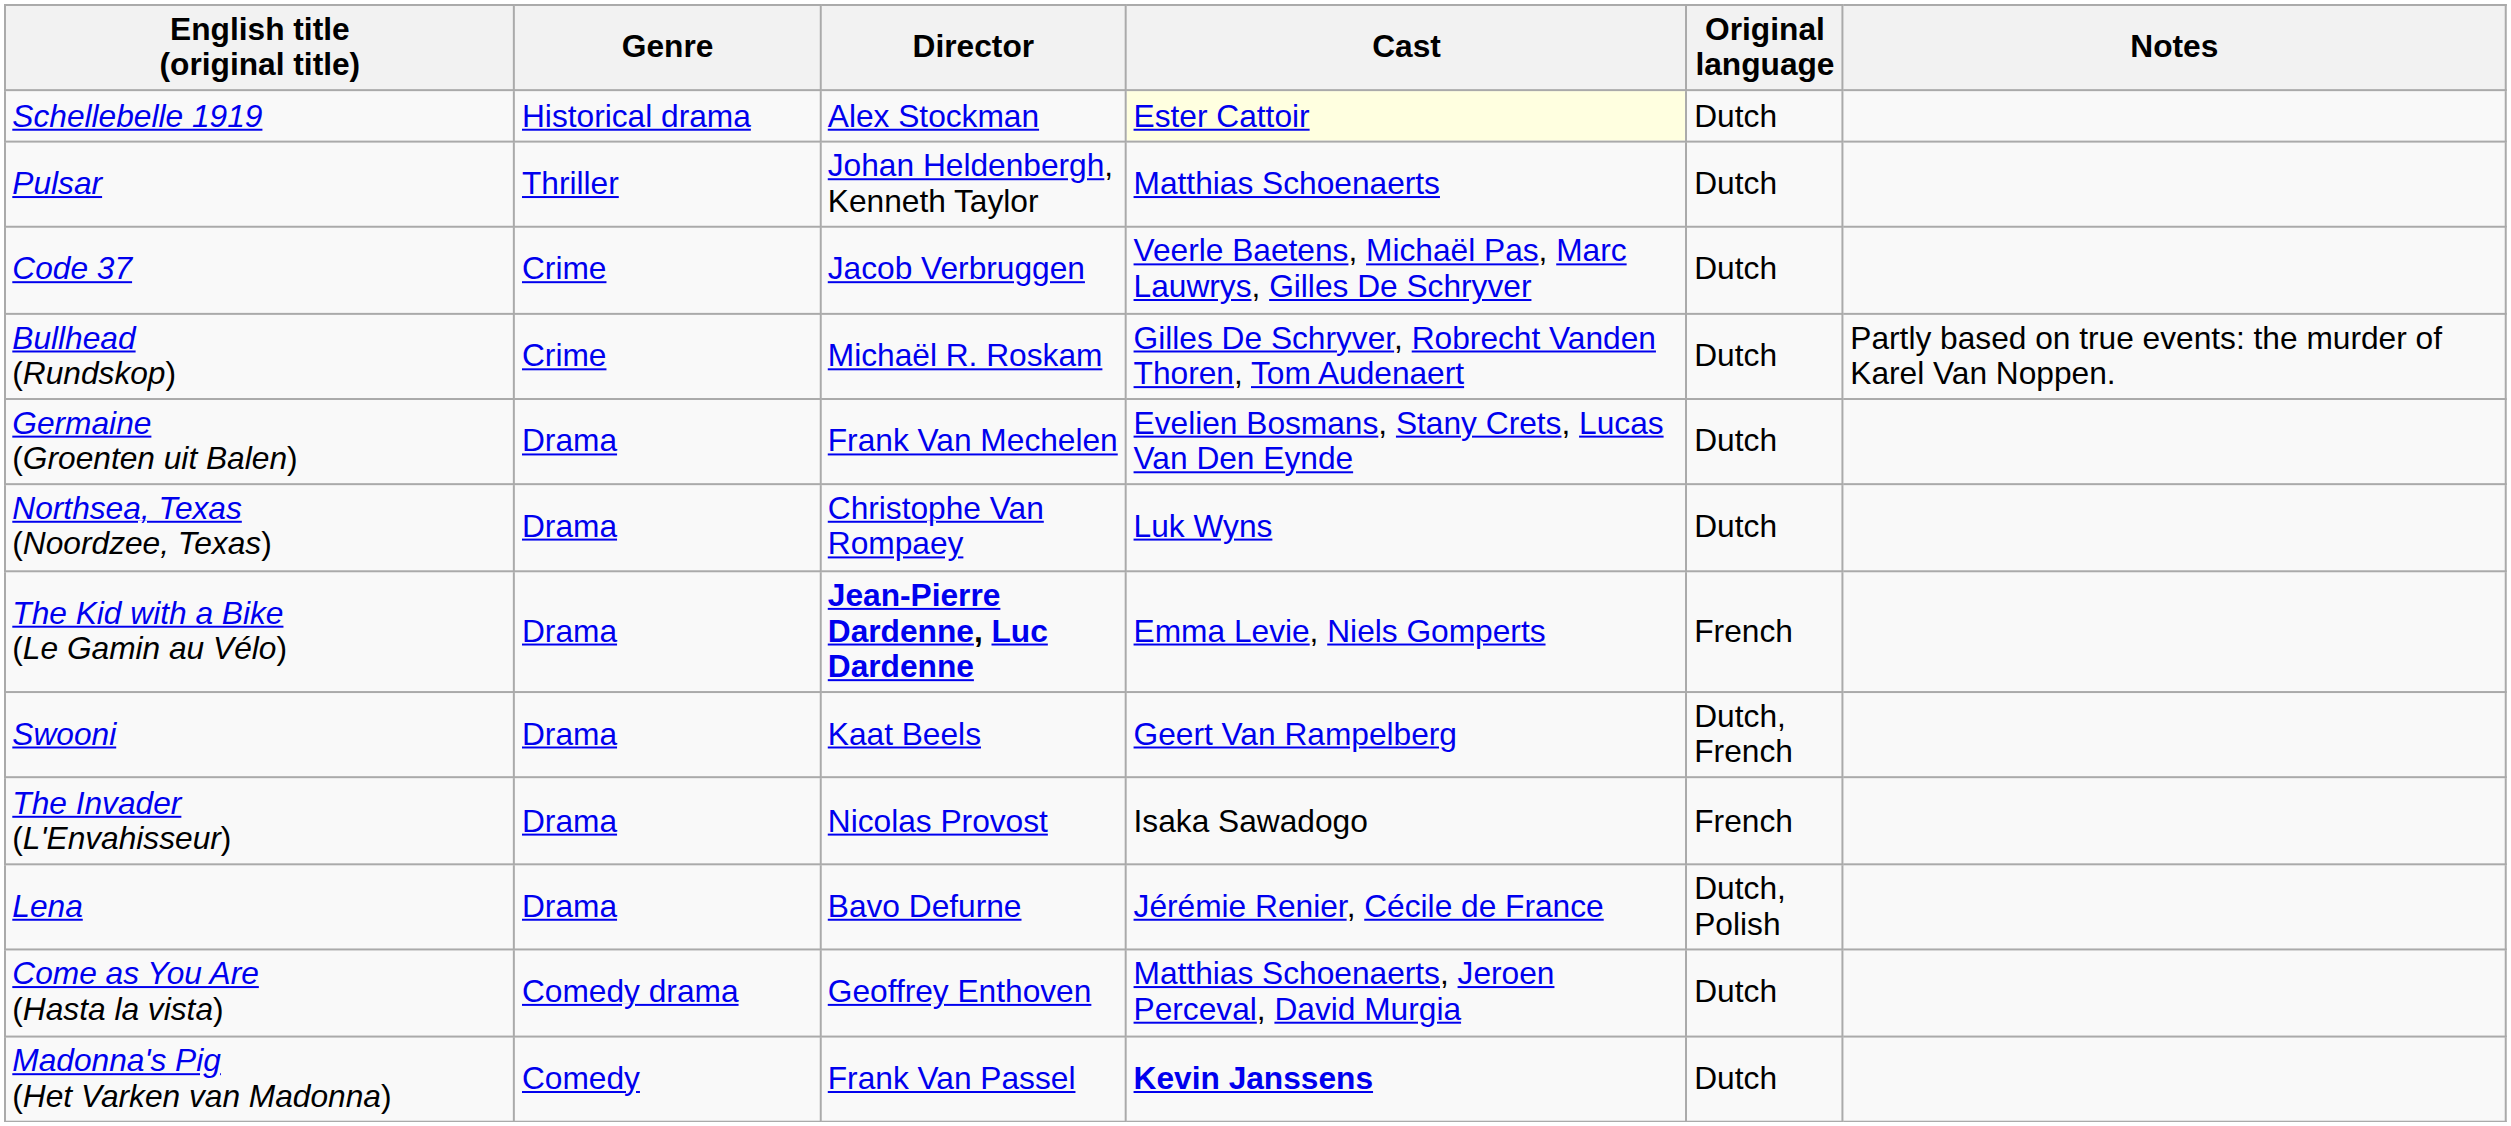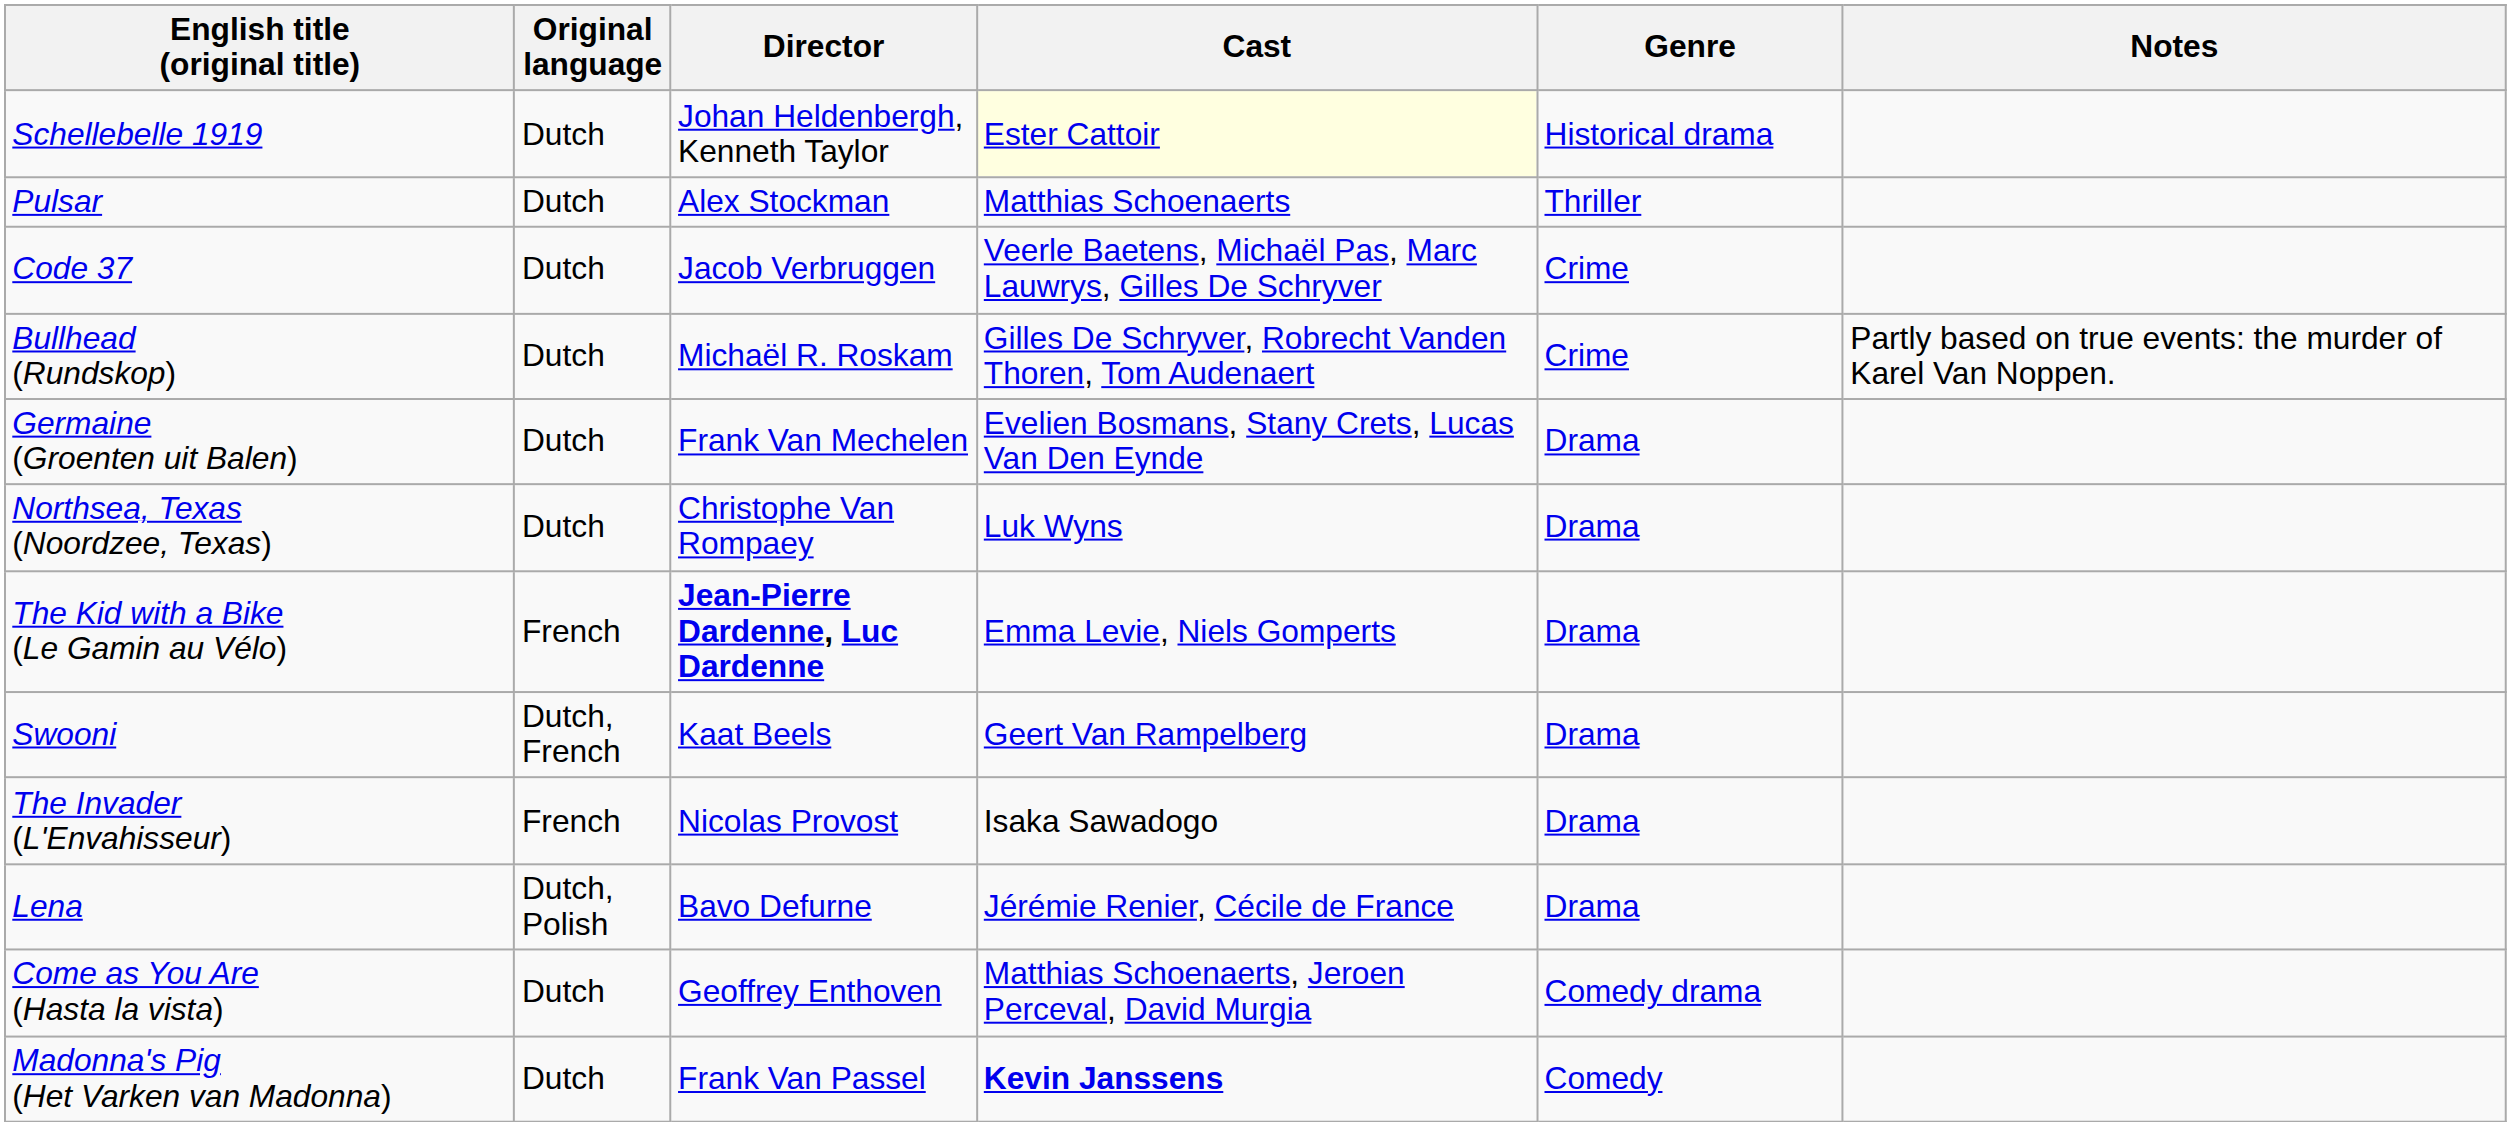columns swapped: (1765, 47) <-> (668, 47)
(933, 115) Alex Stockman -> (821, 133) Johan Heldenbergh, Kenneth Taylor
(970, 183) Johan Heldenbergh, Kenneth Taylor -> (784, 201) Alex Stockman
